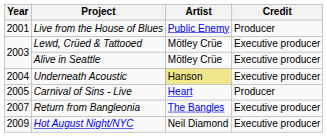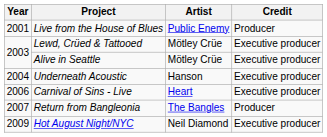(185, 76) khaki background -> (185, 76) no background
(18, 92) 2005 -> (18, 92) 2006
(255, 92) Producer -> (277, 92) Executive producer
(277, 108) Executive producer -> (255, 108) Producer
